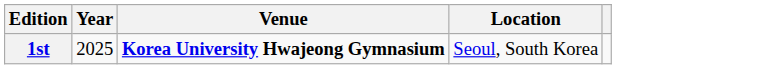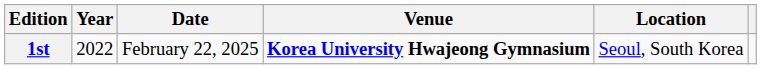+ column: (190, 19)
(95, 48) 2025 -> (95, 48) 2022
